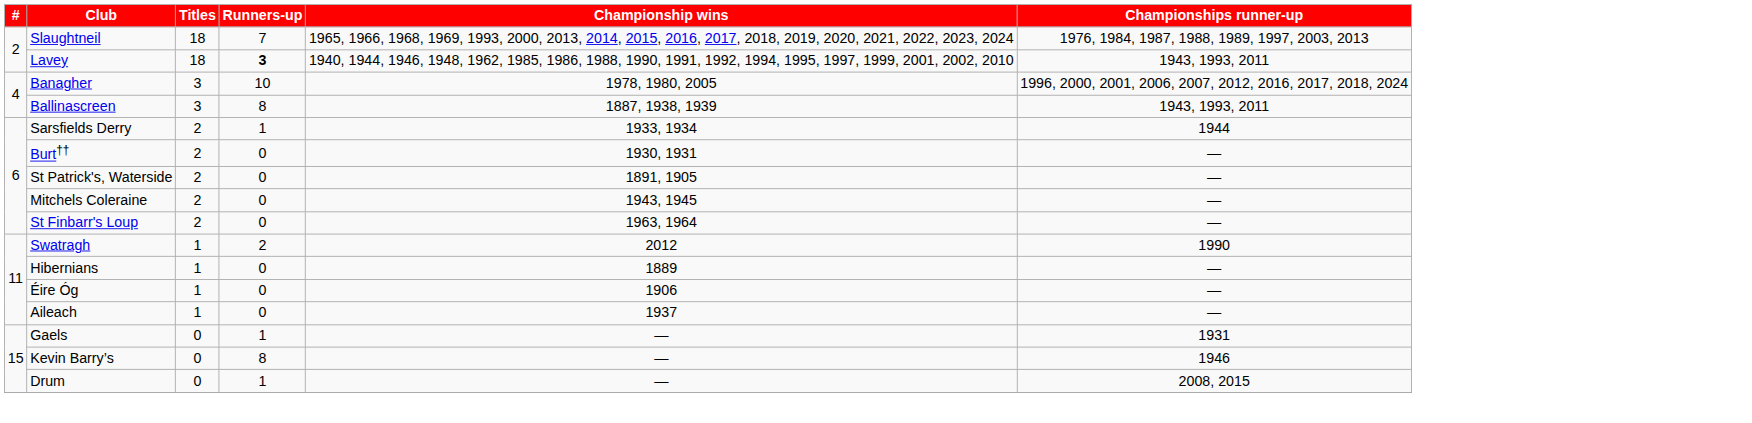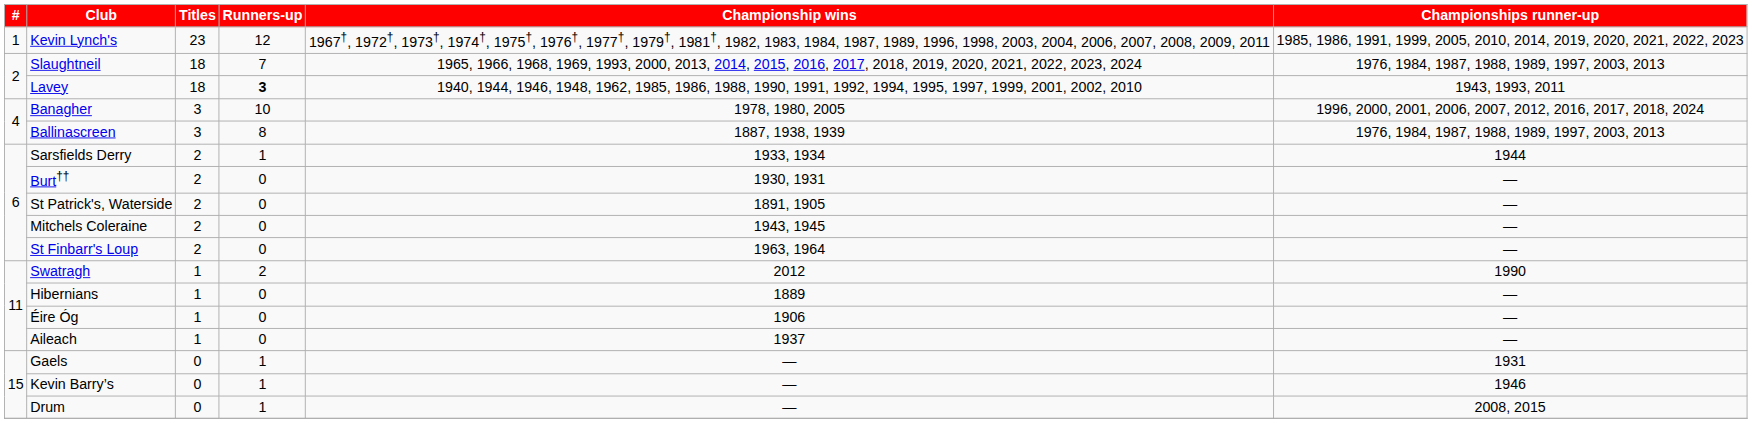+ row: (74, 40)
(1214, 106) 1943, 1993, 2011 -> (1510, 132) 1976, 1984, 1987, 1988, 1989, 1997, 2003, 2013
(262, 358) 8 -> (262, 384) 1
